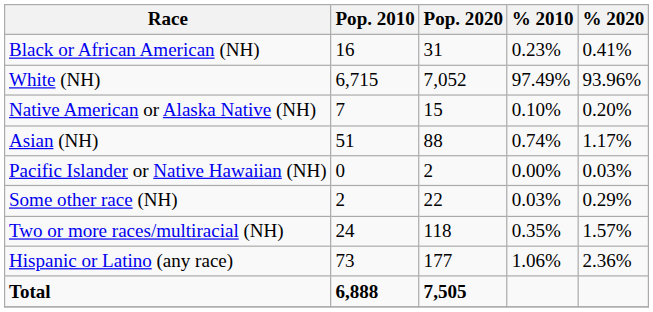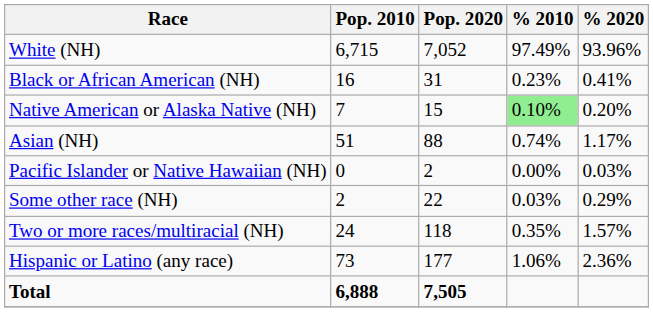rows swapped: (55, 79) <-> (134, 49)
(536, 110) no background -> (536, 110) lightgreen background
